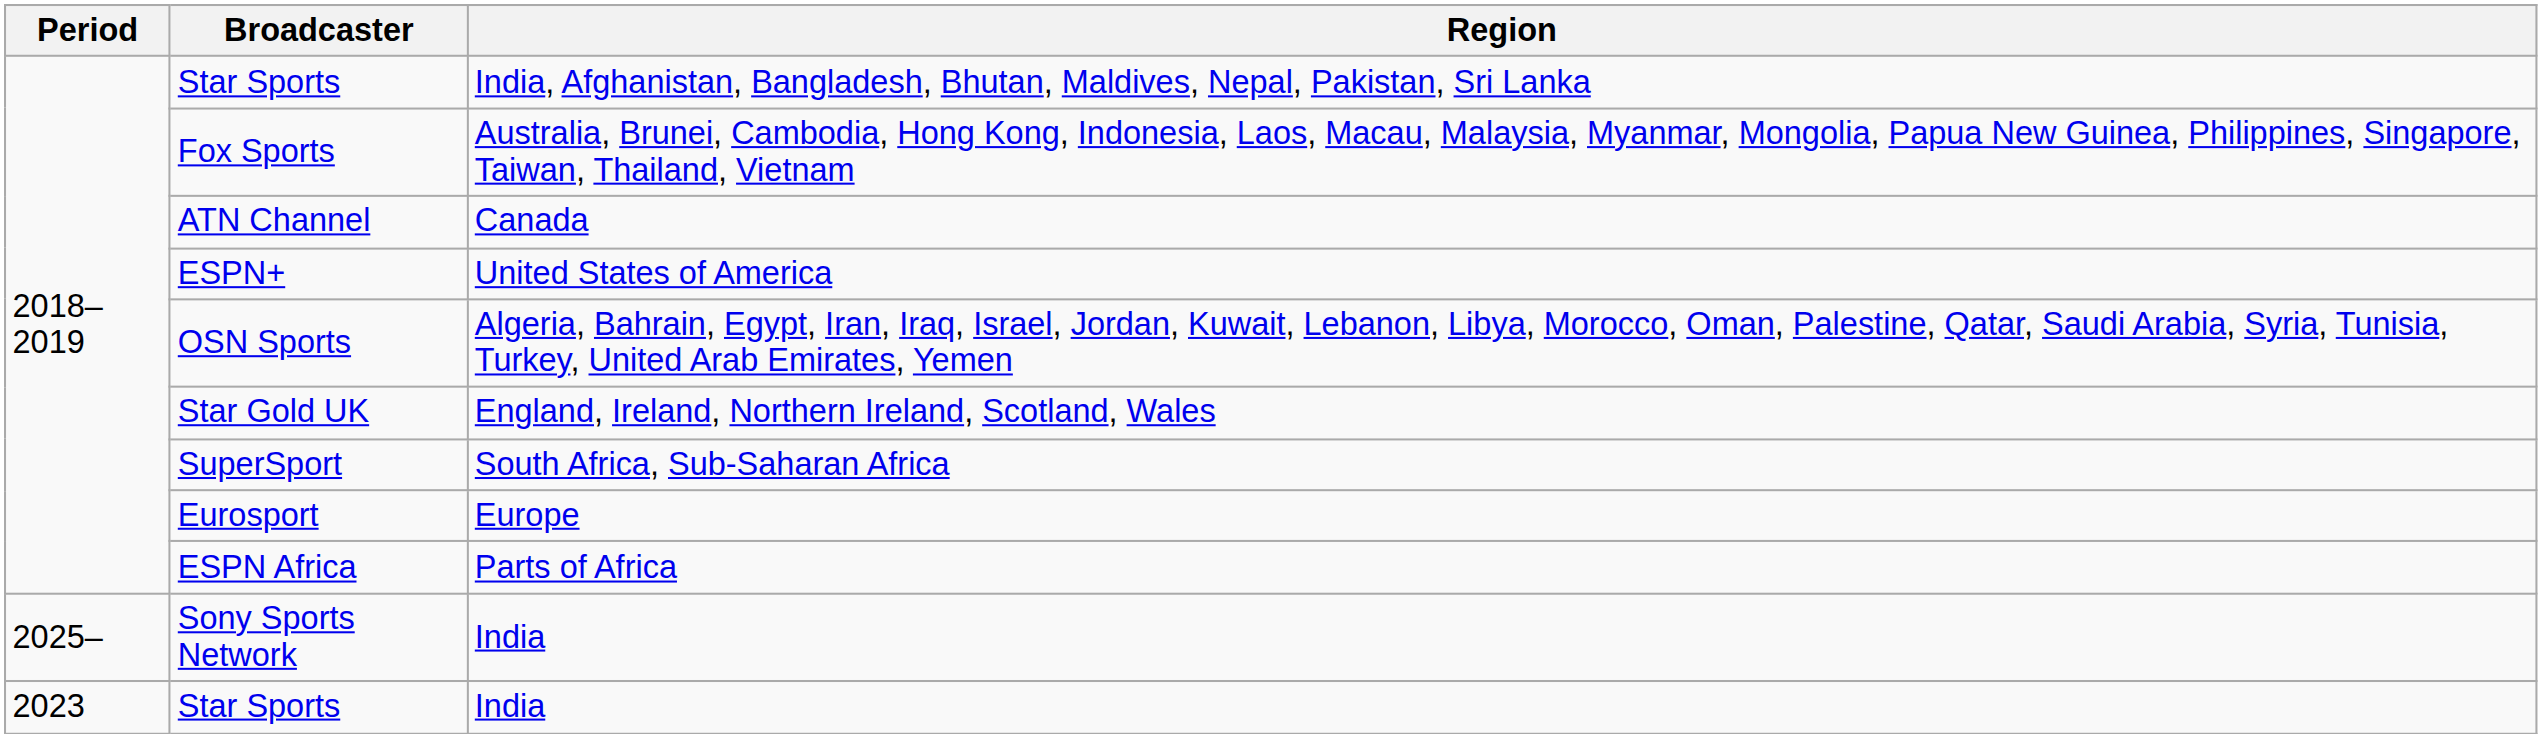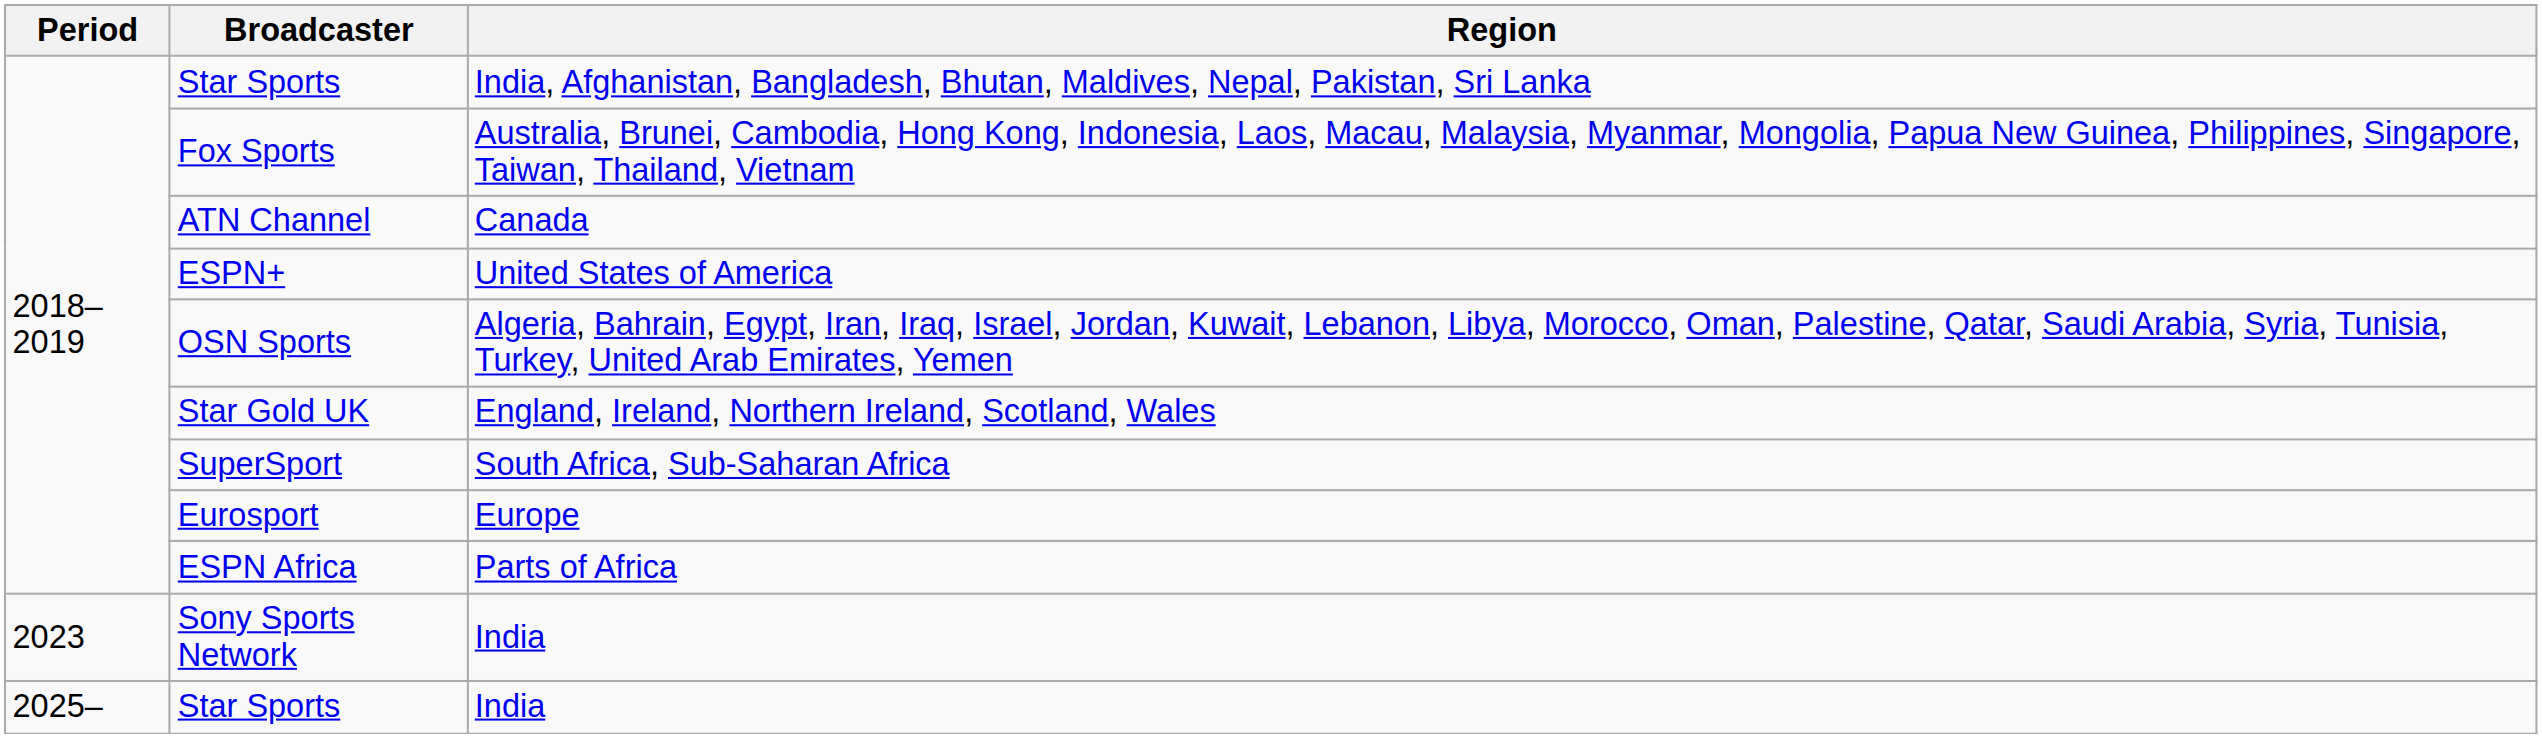(58, 636) 2025– -> (49, 636) 2023
(49, 706) 2023 -> (58, 706) 2025–
